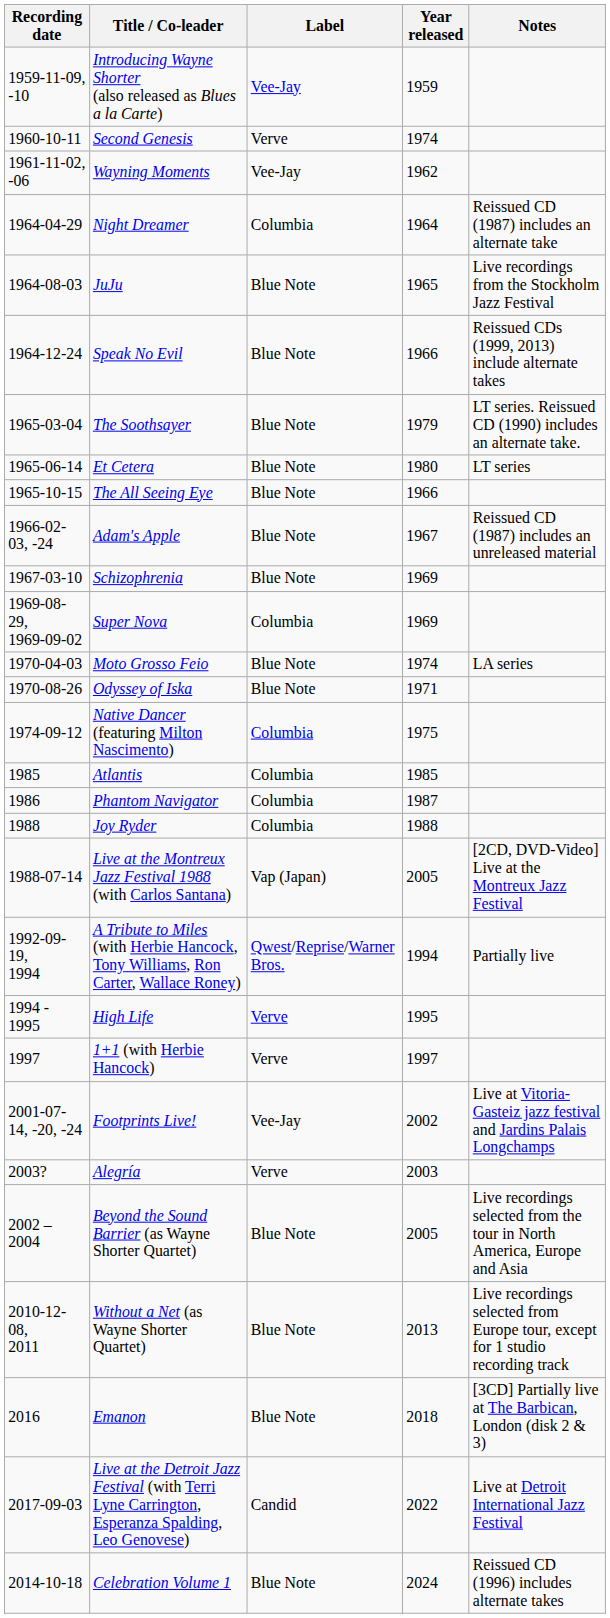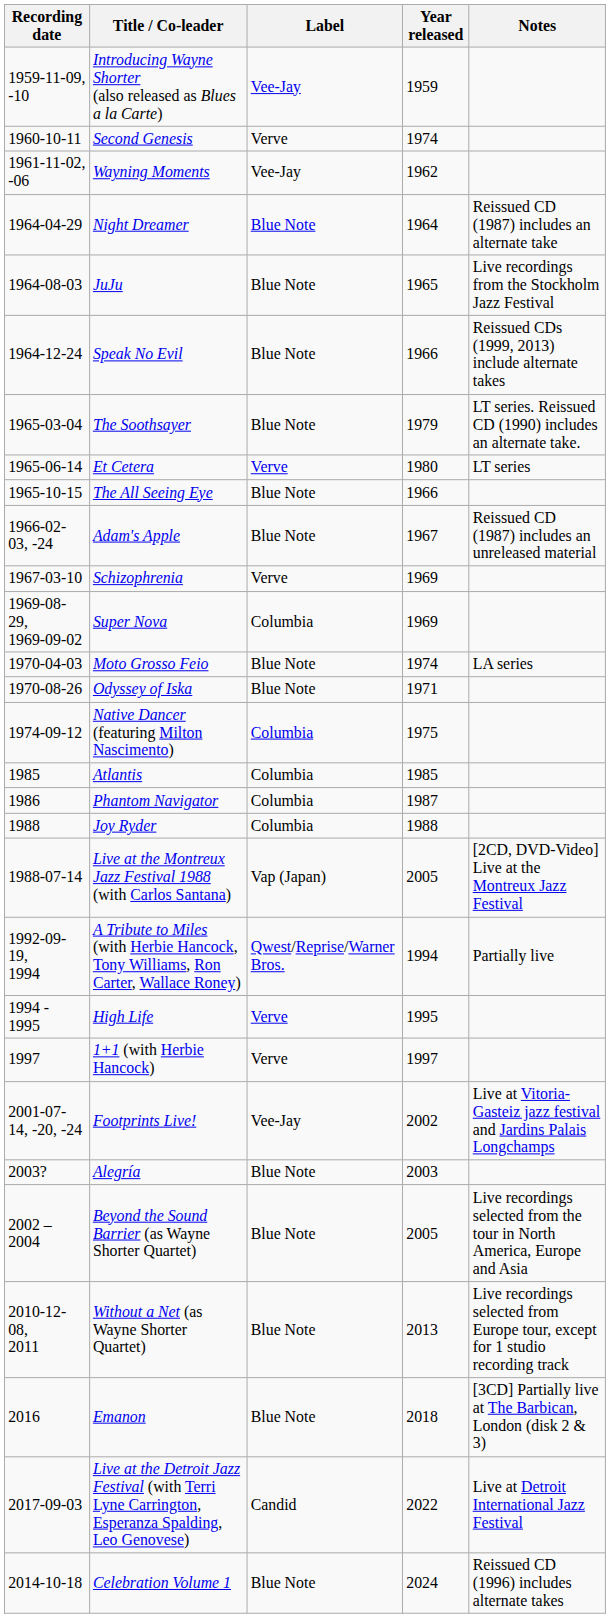(282, 224) Columbia -> (283, 224) Blue Note
(283, 467) Blue Note -> (269, 467) Verve
(283, 578) Blue Note -> (269, 578) Verve
(269, 1172) Verve -> (283, 1172) Blue Note
